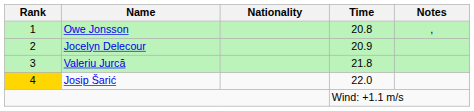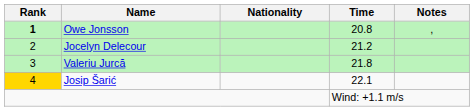(33, 30) normal -> (33, 30) bold
(362, 47) 20.9 -> (362, 47) 21.2
(362, 81) 22.0 -> (362, 81) 22.1
